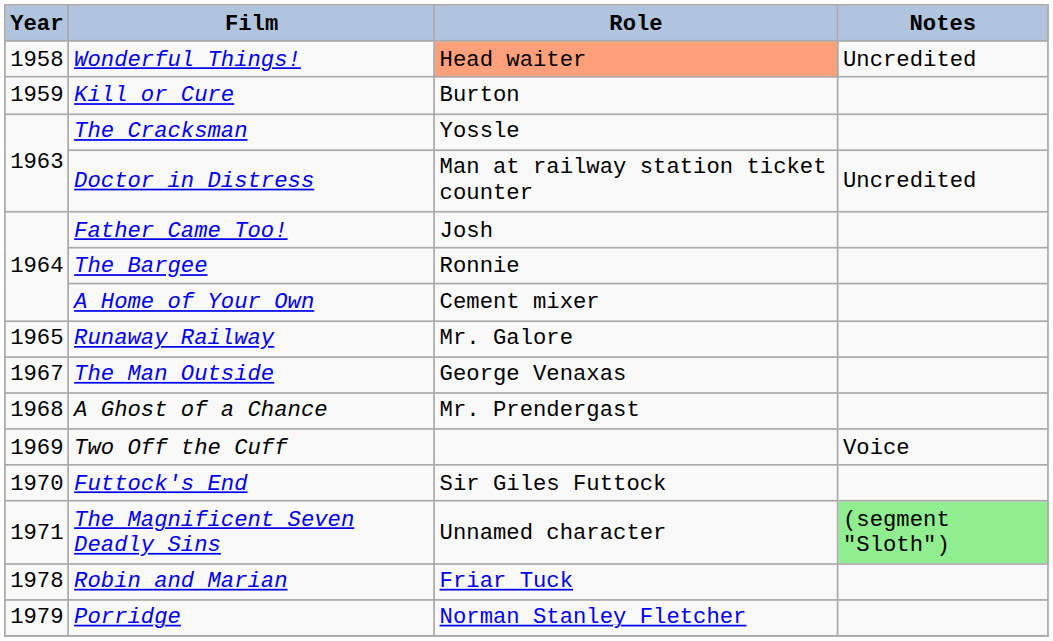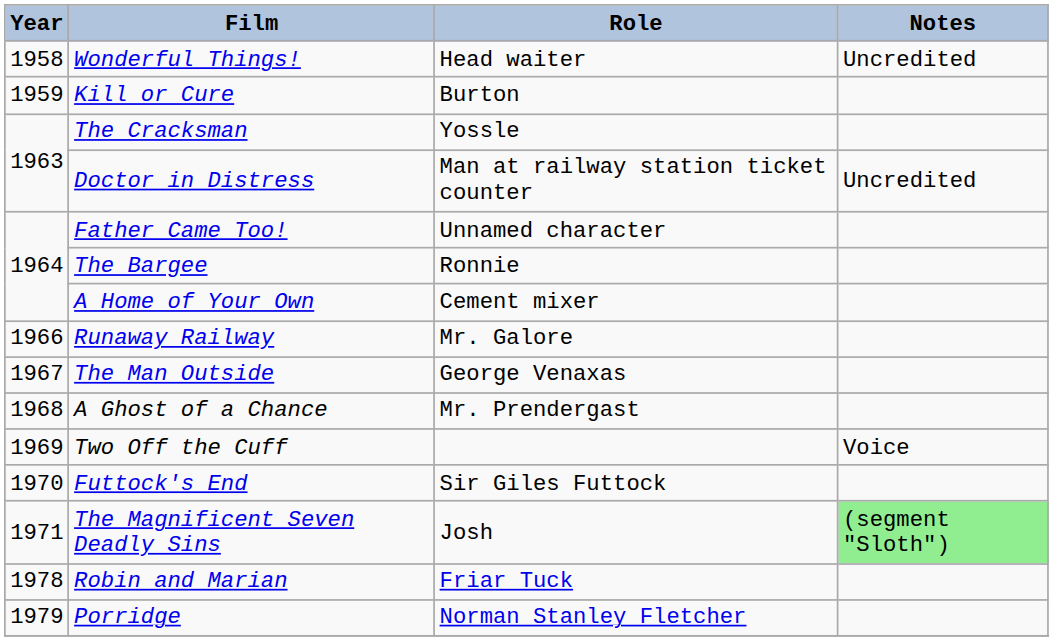(513, 59) lightsalmon background -> (513, 59) no background
(466, 230) Josh -> (553, 230) Unnamed character
(37, 338) 1965 -> (37, 338) 1966
(553, 532) Unnamed character -> (466, 532) Josh
